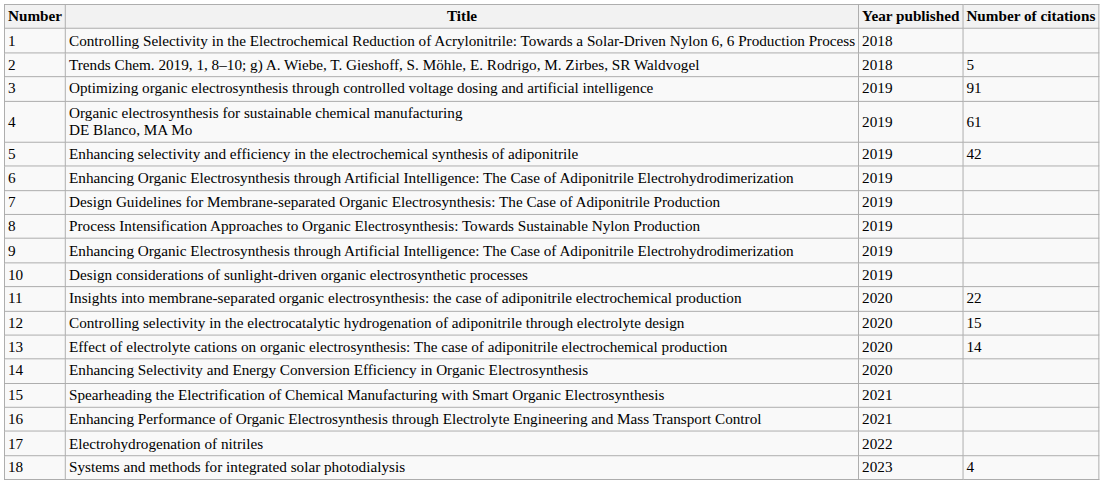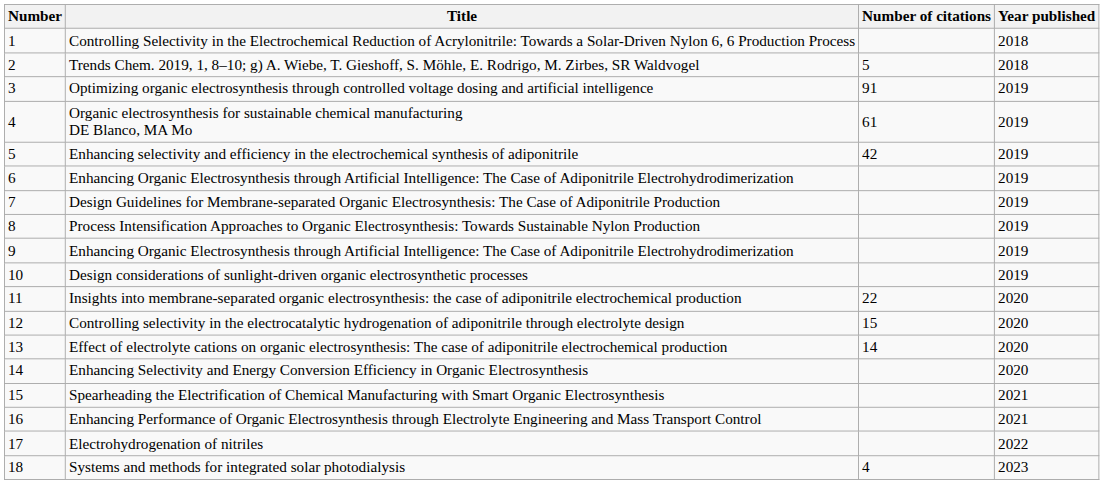columns swapped: (1031, 16) <-> (911, 16)
